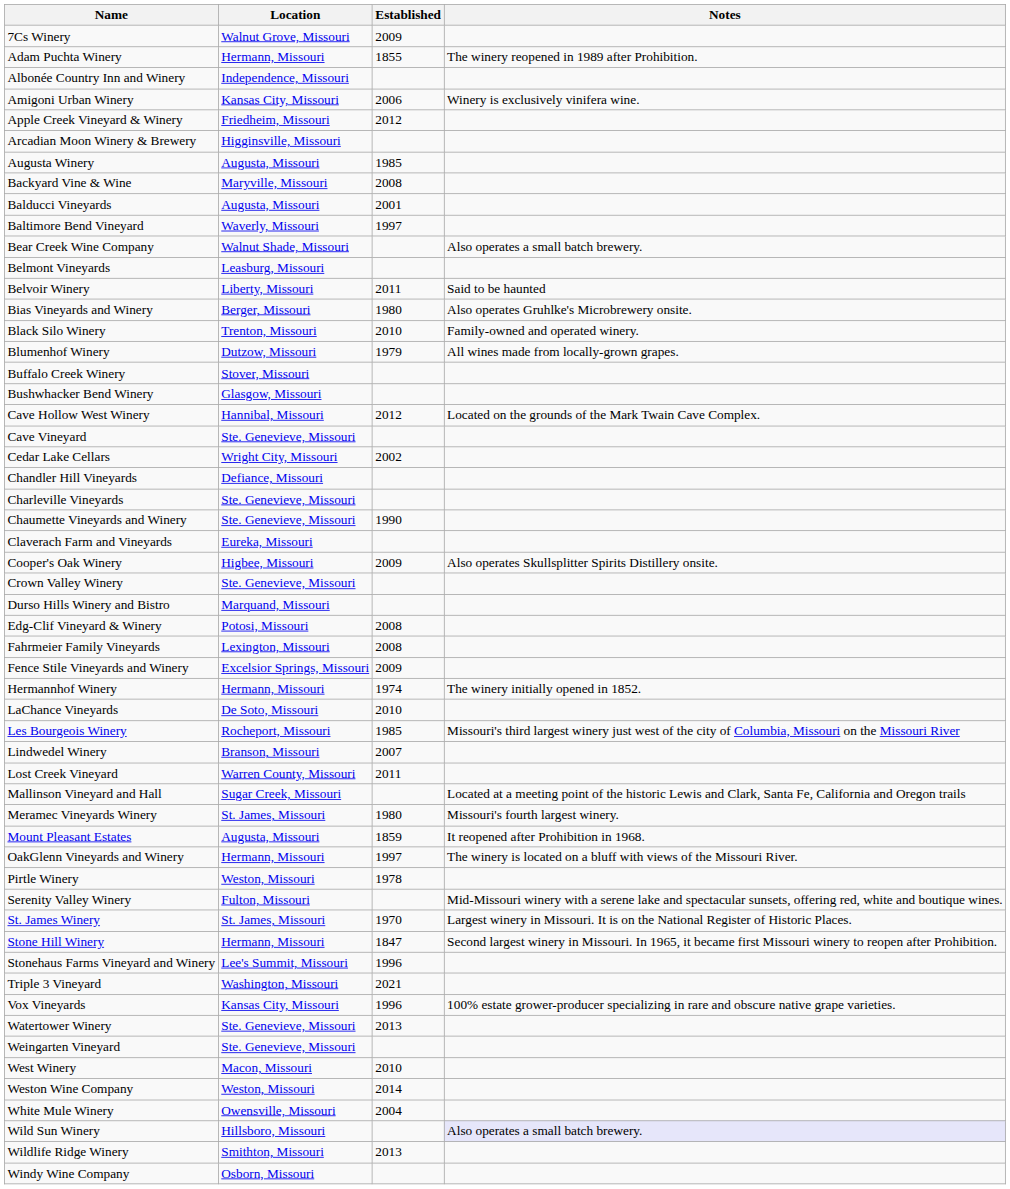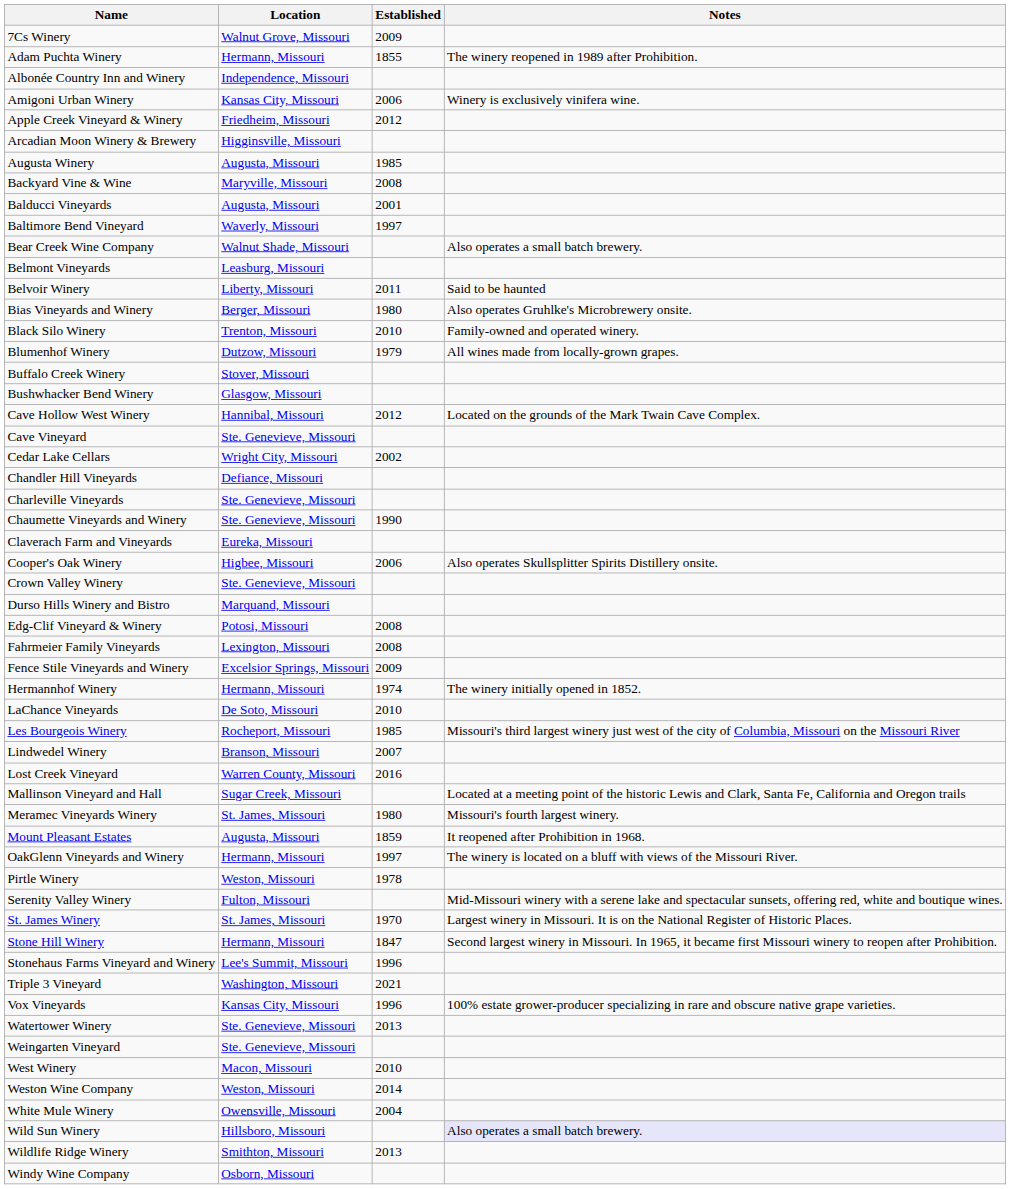(389, 562) 2009 -> (389, 562) 2006
(388, 773) 2011 -> (389, 773) 2016
